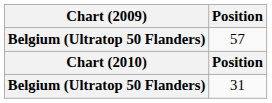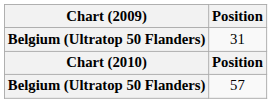rows swapped: (237, 86) <-> (237, 39)
